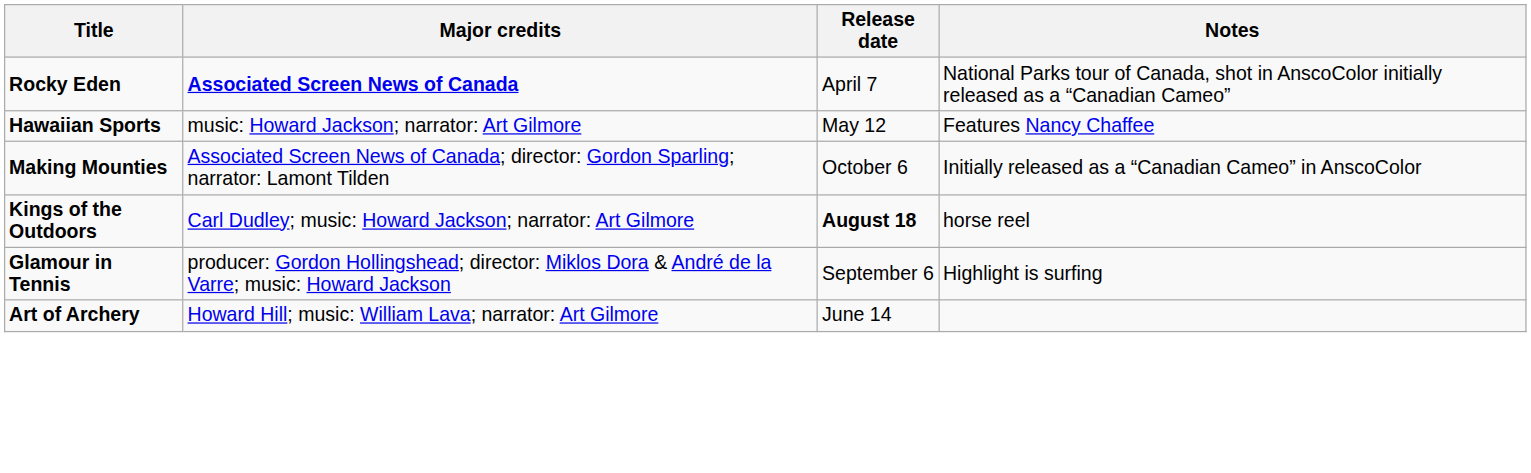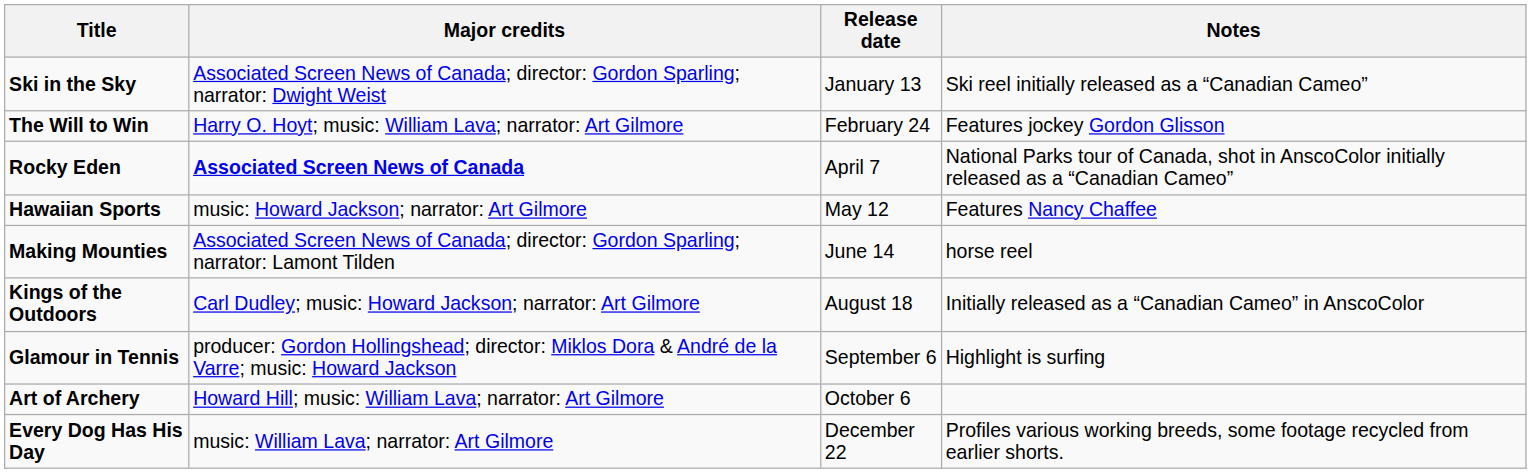+ row: (73, 83)
+ row: (79, 125)
(865, 167) October 6 -> (860, 251) June 14
(1182, 167) Initially released as a “Canadian Cameo” in AnscoColor -> (989, 251) horse reel
(869, 220) bold -> (869, 304) normal
(986, 220) horse reel -> (1185, 304) Initially released as a “Canadian Cameo” in AnscoColor
(857, 315) June 14 -> (868, 399) October 6
+ row: (96, 441)
